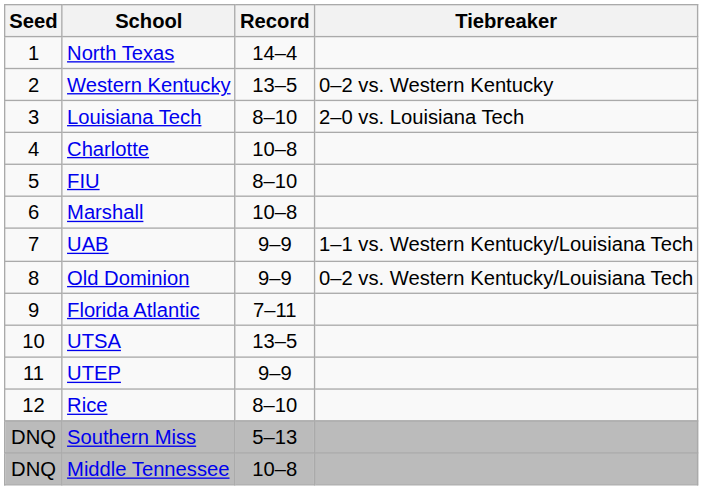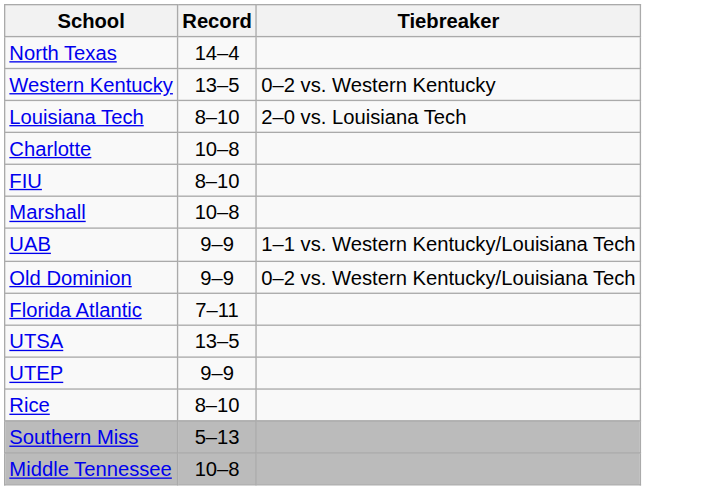- column: (34, 21)
